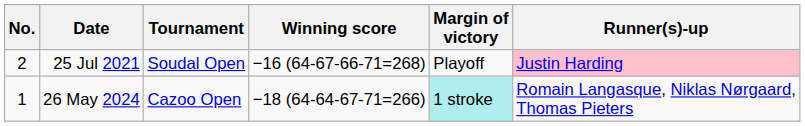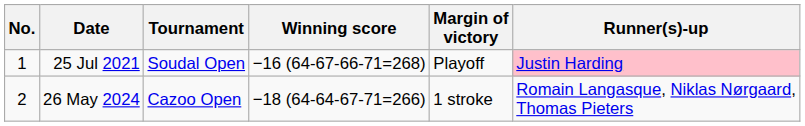(22, 63) 2 -> (22, 63) 1
(22, 99) 1 -> (22, 99) 2
(463, 99) paleturquoise background -> (463, 99) no background
